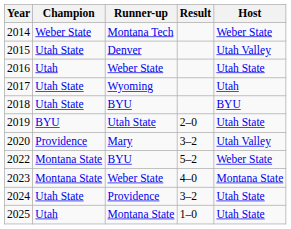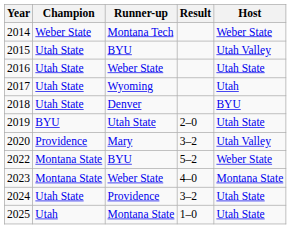(124, 50) Denver -> (120, 50) BYU
(47, 68) Utah -> (60, 68) Utah State
(120, 104) BYU -> (124, 104) Denver
